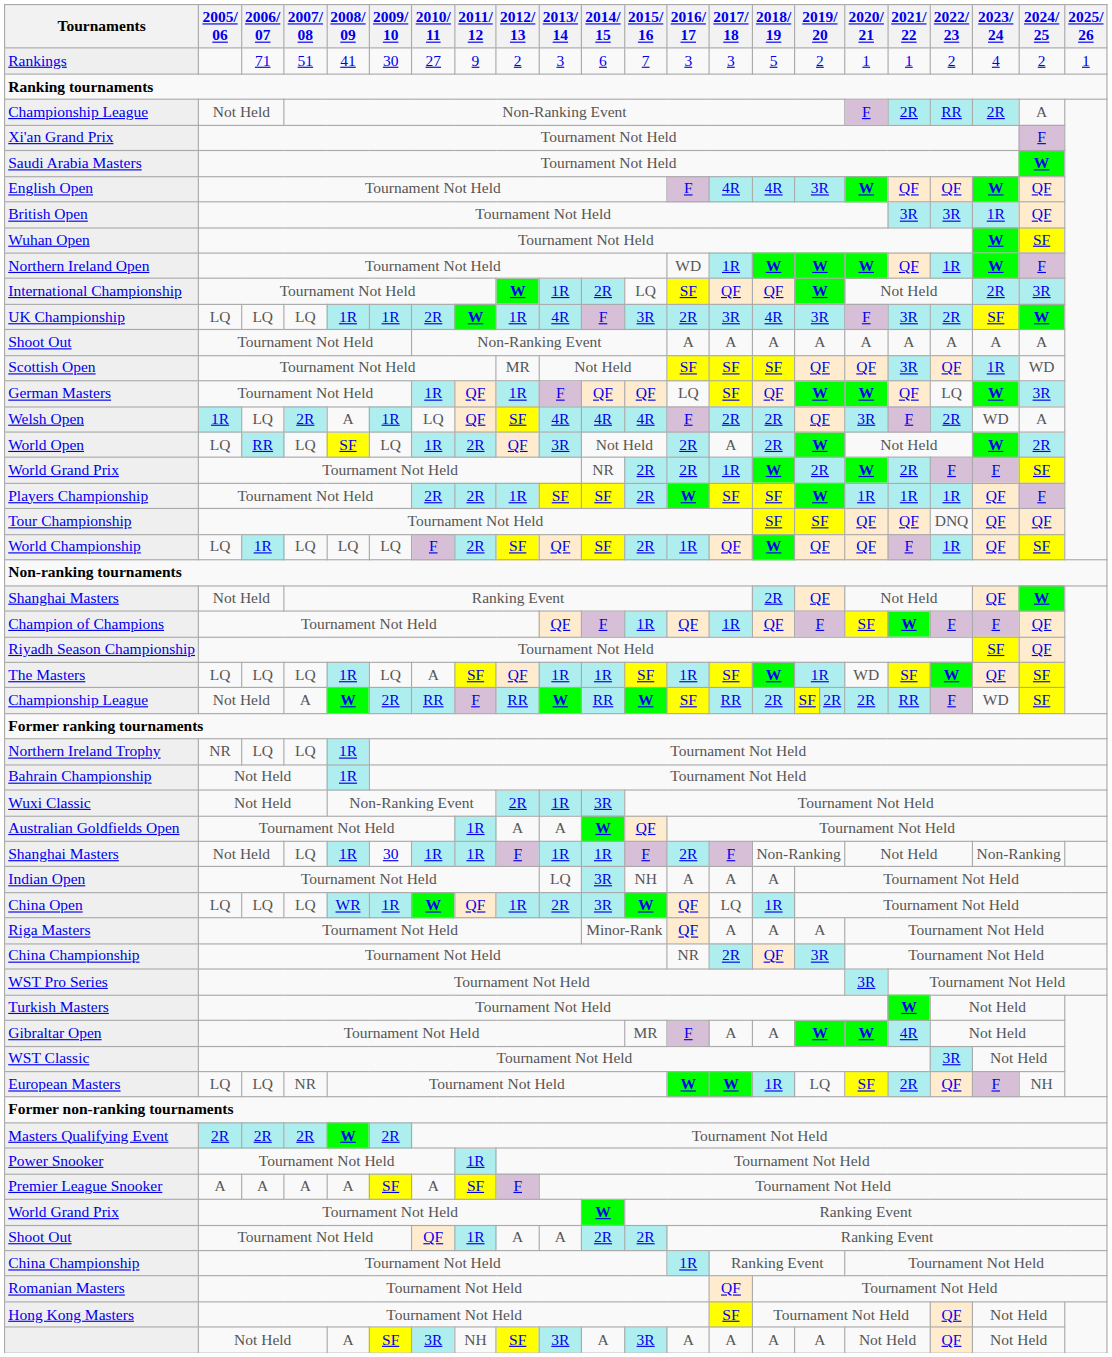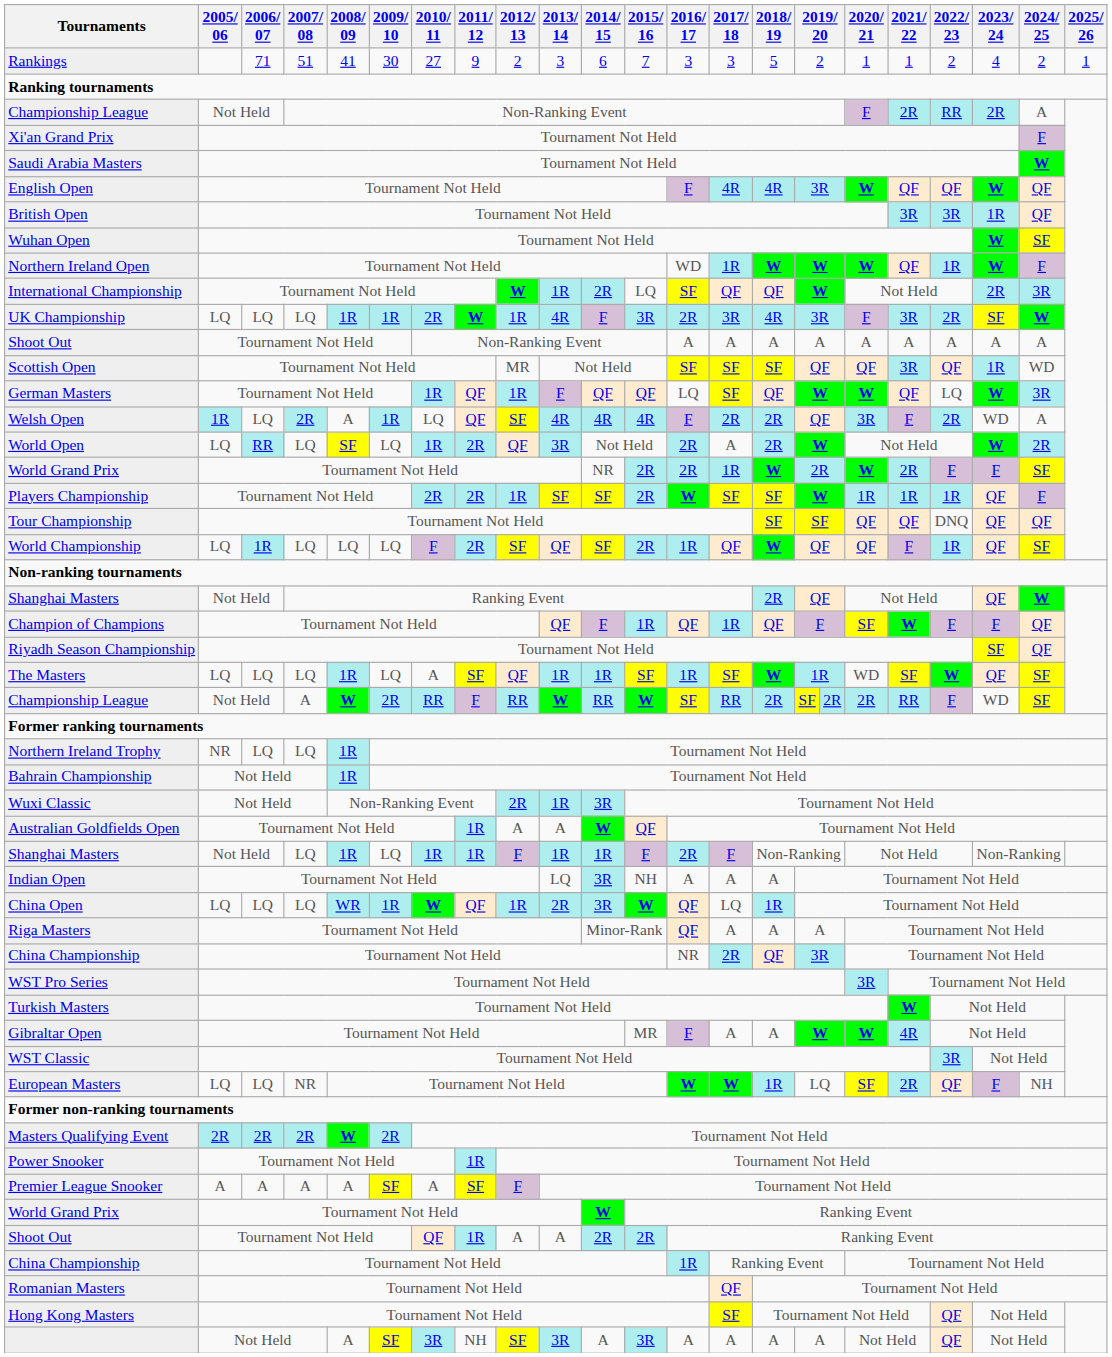(391, 853) 30 -> (391, 853) LQ
